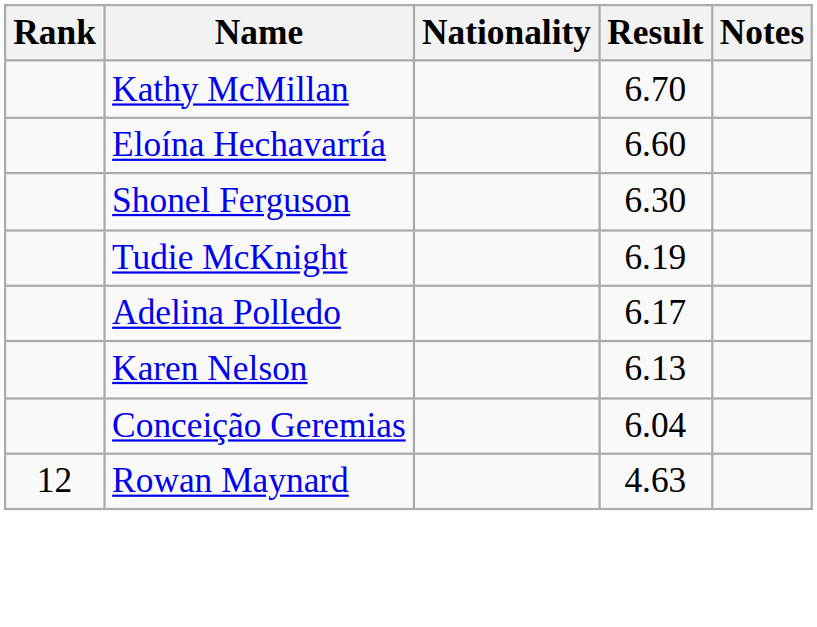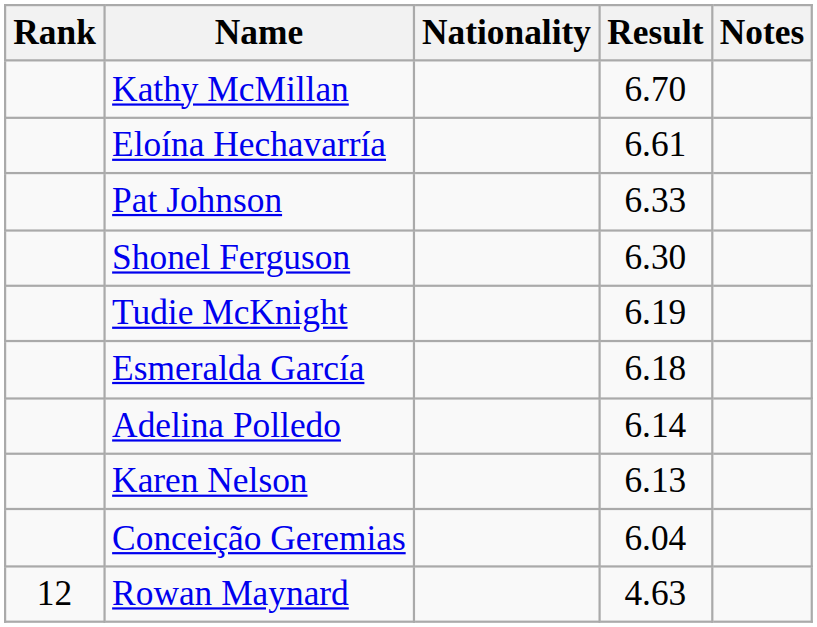(655, 144) 6.60 -> (655, 144) 6.61
+ row: (197, 200)
+ row: (238, 369)
(655, 312) 6.17 -> (655, 425) 6.14
